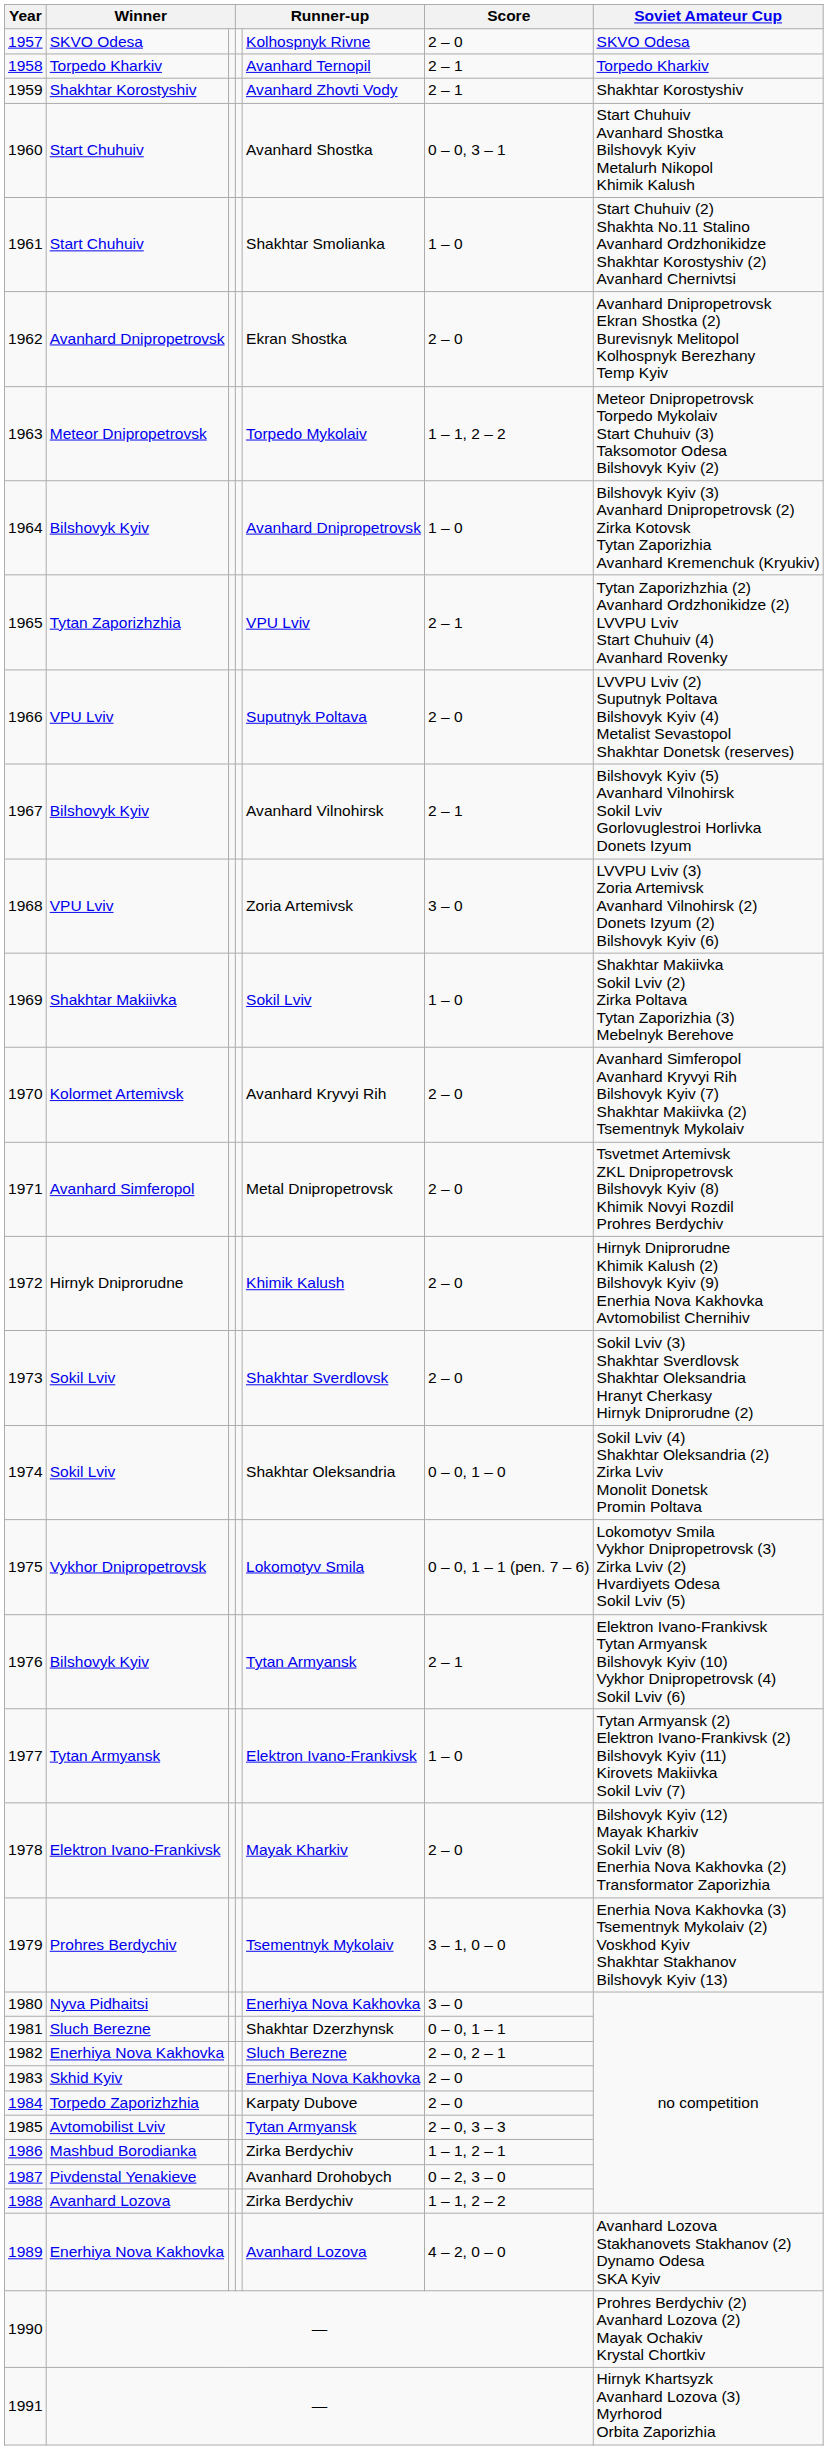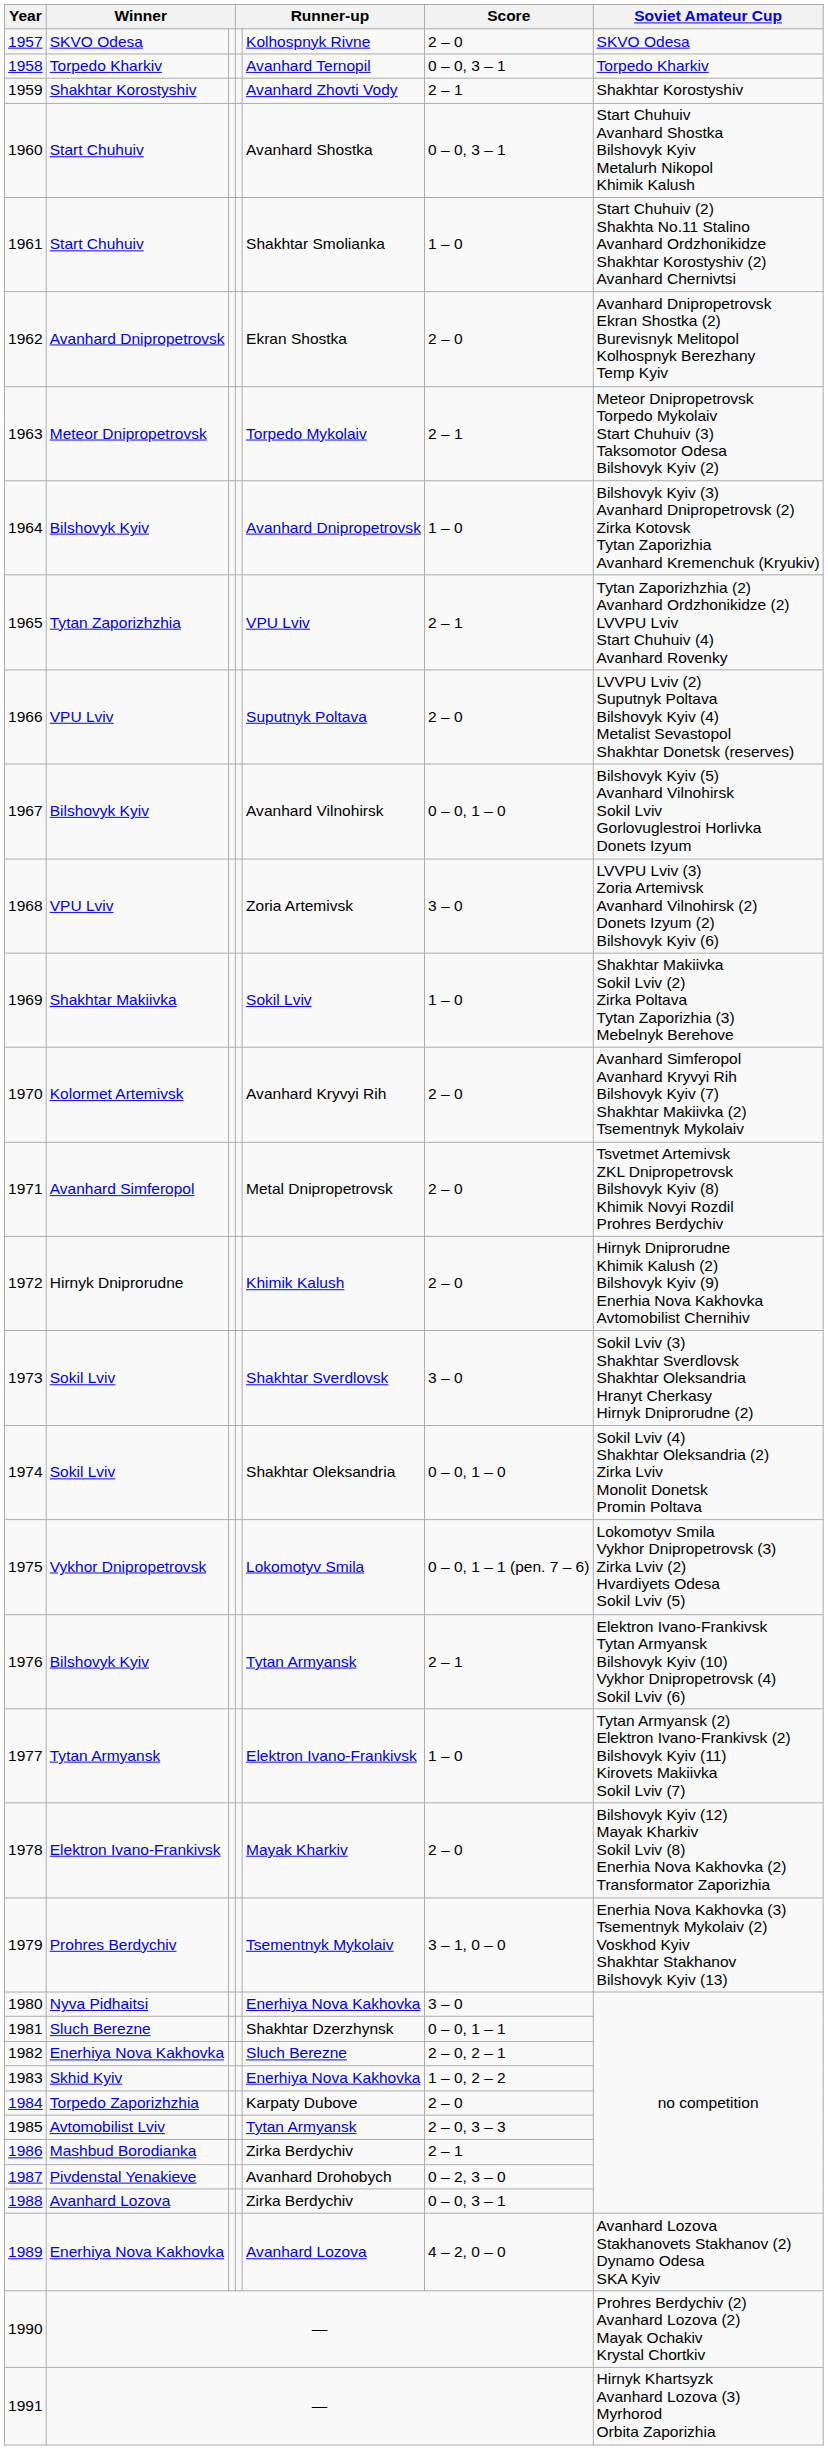(445, 66) 2 – 1 -> (467, 66) 0 – 0, 3 – 1
(467, 433) 1 – 1, 2 – 2 -> (445, 433) 2 – 1
(445, 811) 2 – 1 -> (467, 811) 0 – 0, 1 – 0
(445, 1378) 2 – 0 -> (445, 1378) 3 – 0
(445, 2078) 2 – 0 -> (467, 2078) 1 – 0, 2 – 2
(467, 2152) 1 – 1, 2 – 1 -> (445, 2152) 2 – 1
(467, 2201) 1 – 1, 2 – 2 -> (467, 2201) 0 – 0, 3 – 1
